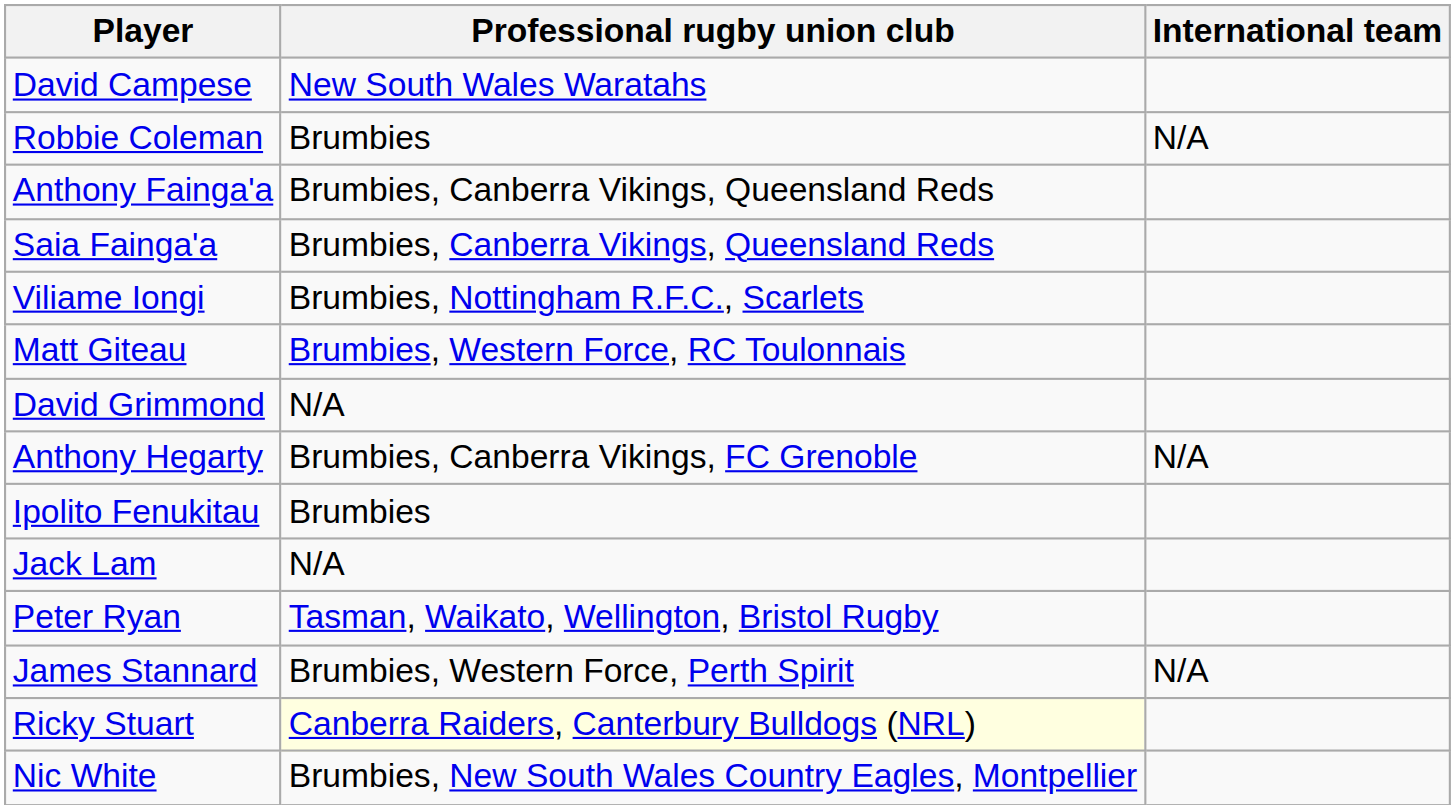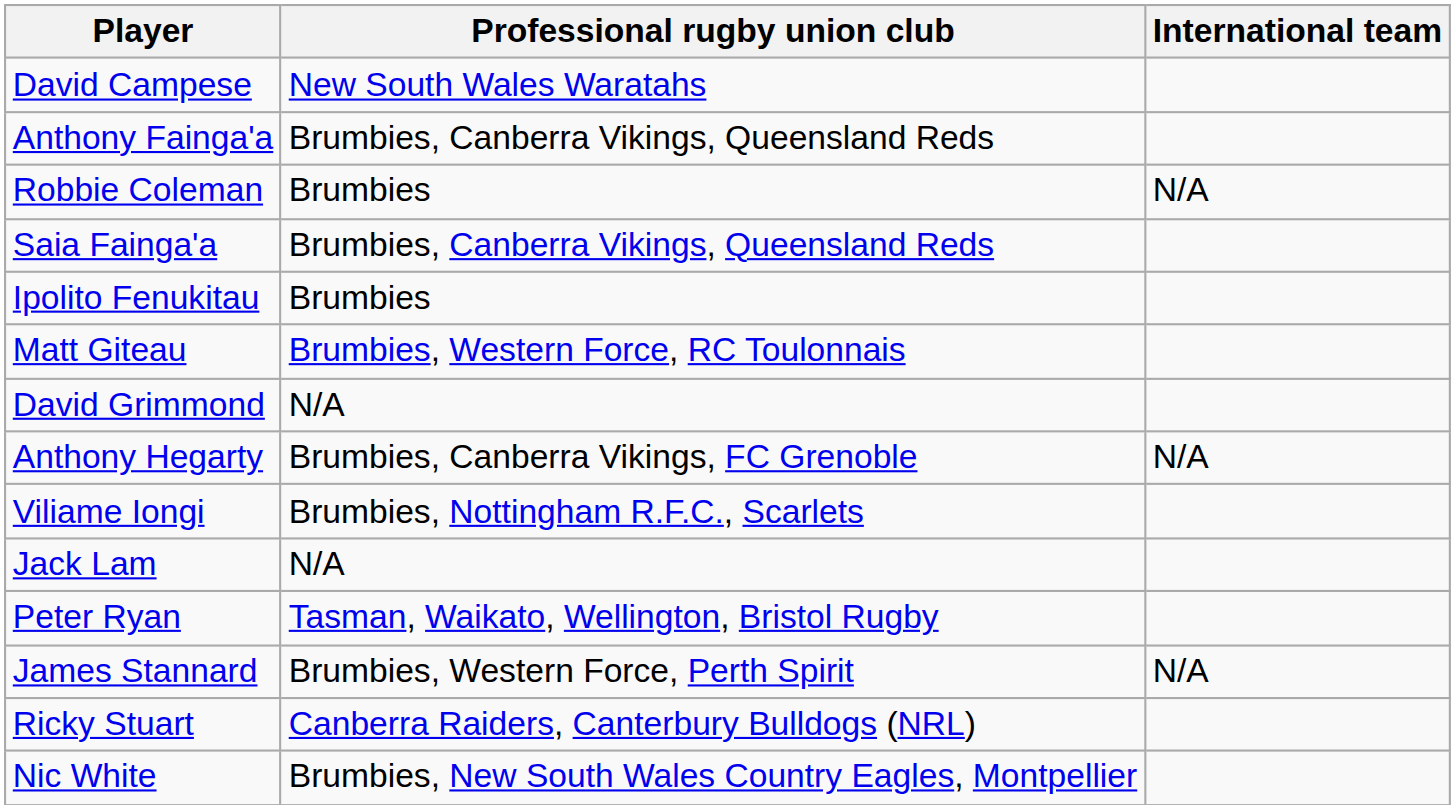rows swapped: (138, 137) <-> (143, 191)
rows swapped: (136, 510) <-> (109, 297)
(632, 723) lightyellow background -> (632, 723) no background
